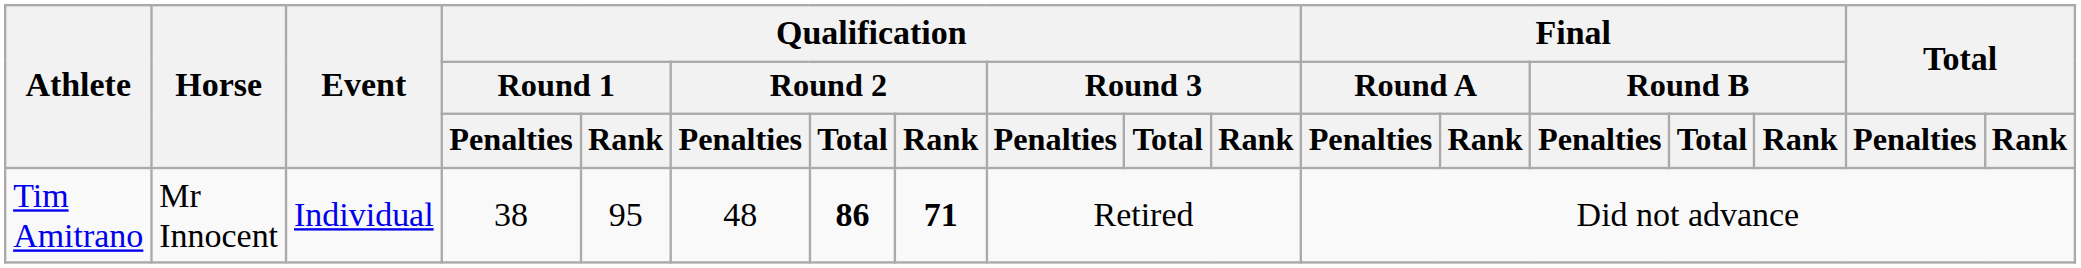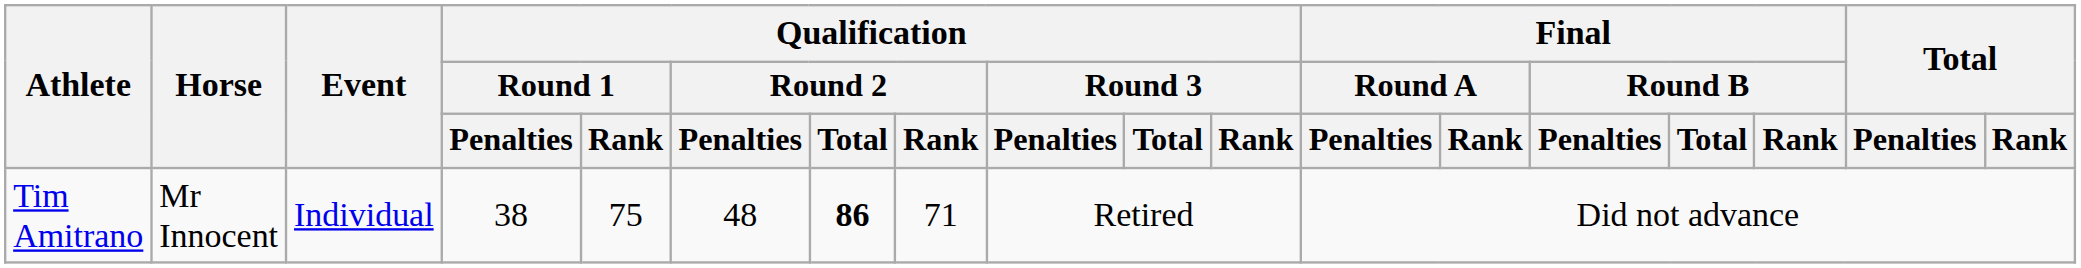(626, 215) 95 -> (626, 215) 75
(941, 215) bold -> (941, 215) normal
